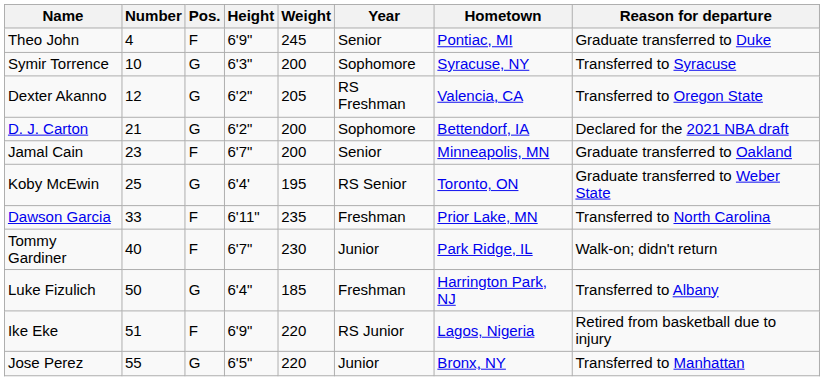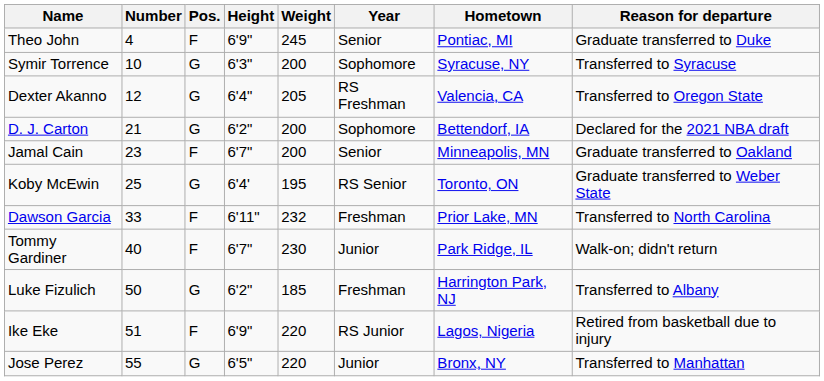(240, 96) 6'2" -> (240, 96) 6'4"
(294, 217) 235 -> (294, 217) 232
(240, 290) 6'4" -> (240, 290) 6'2"
